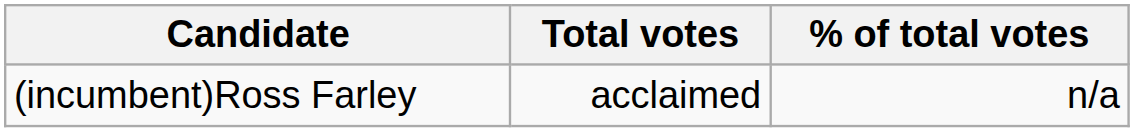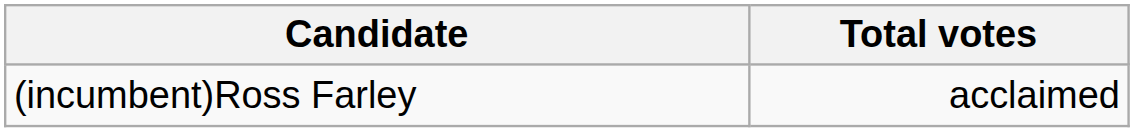- column: (949, 34)
